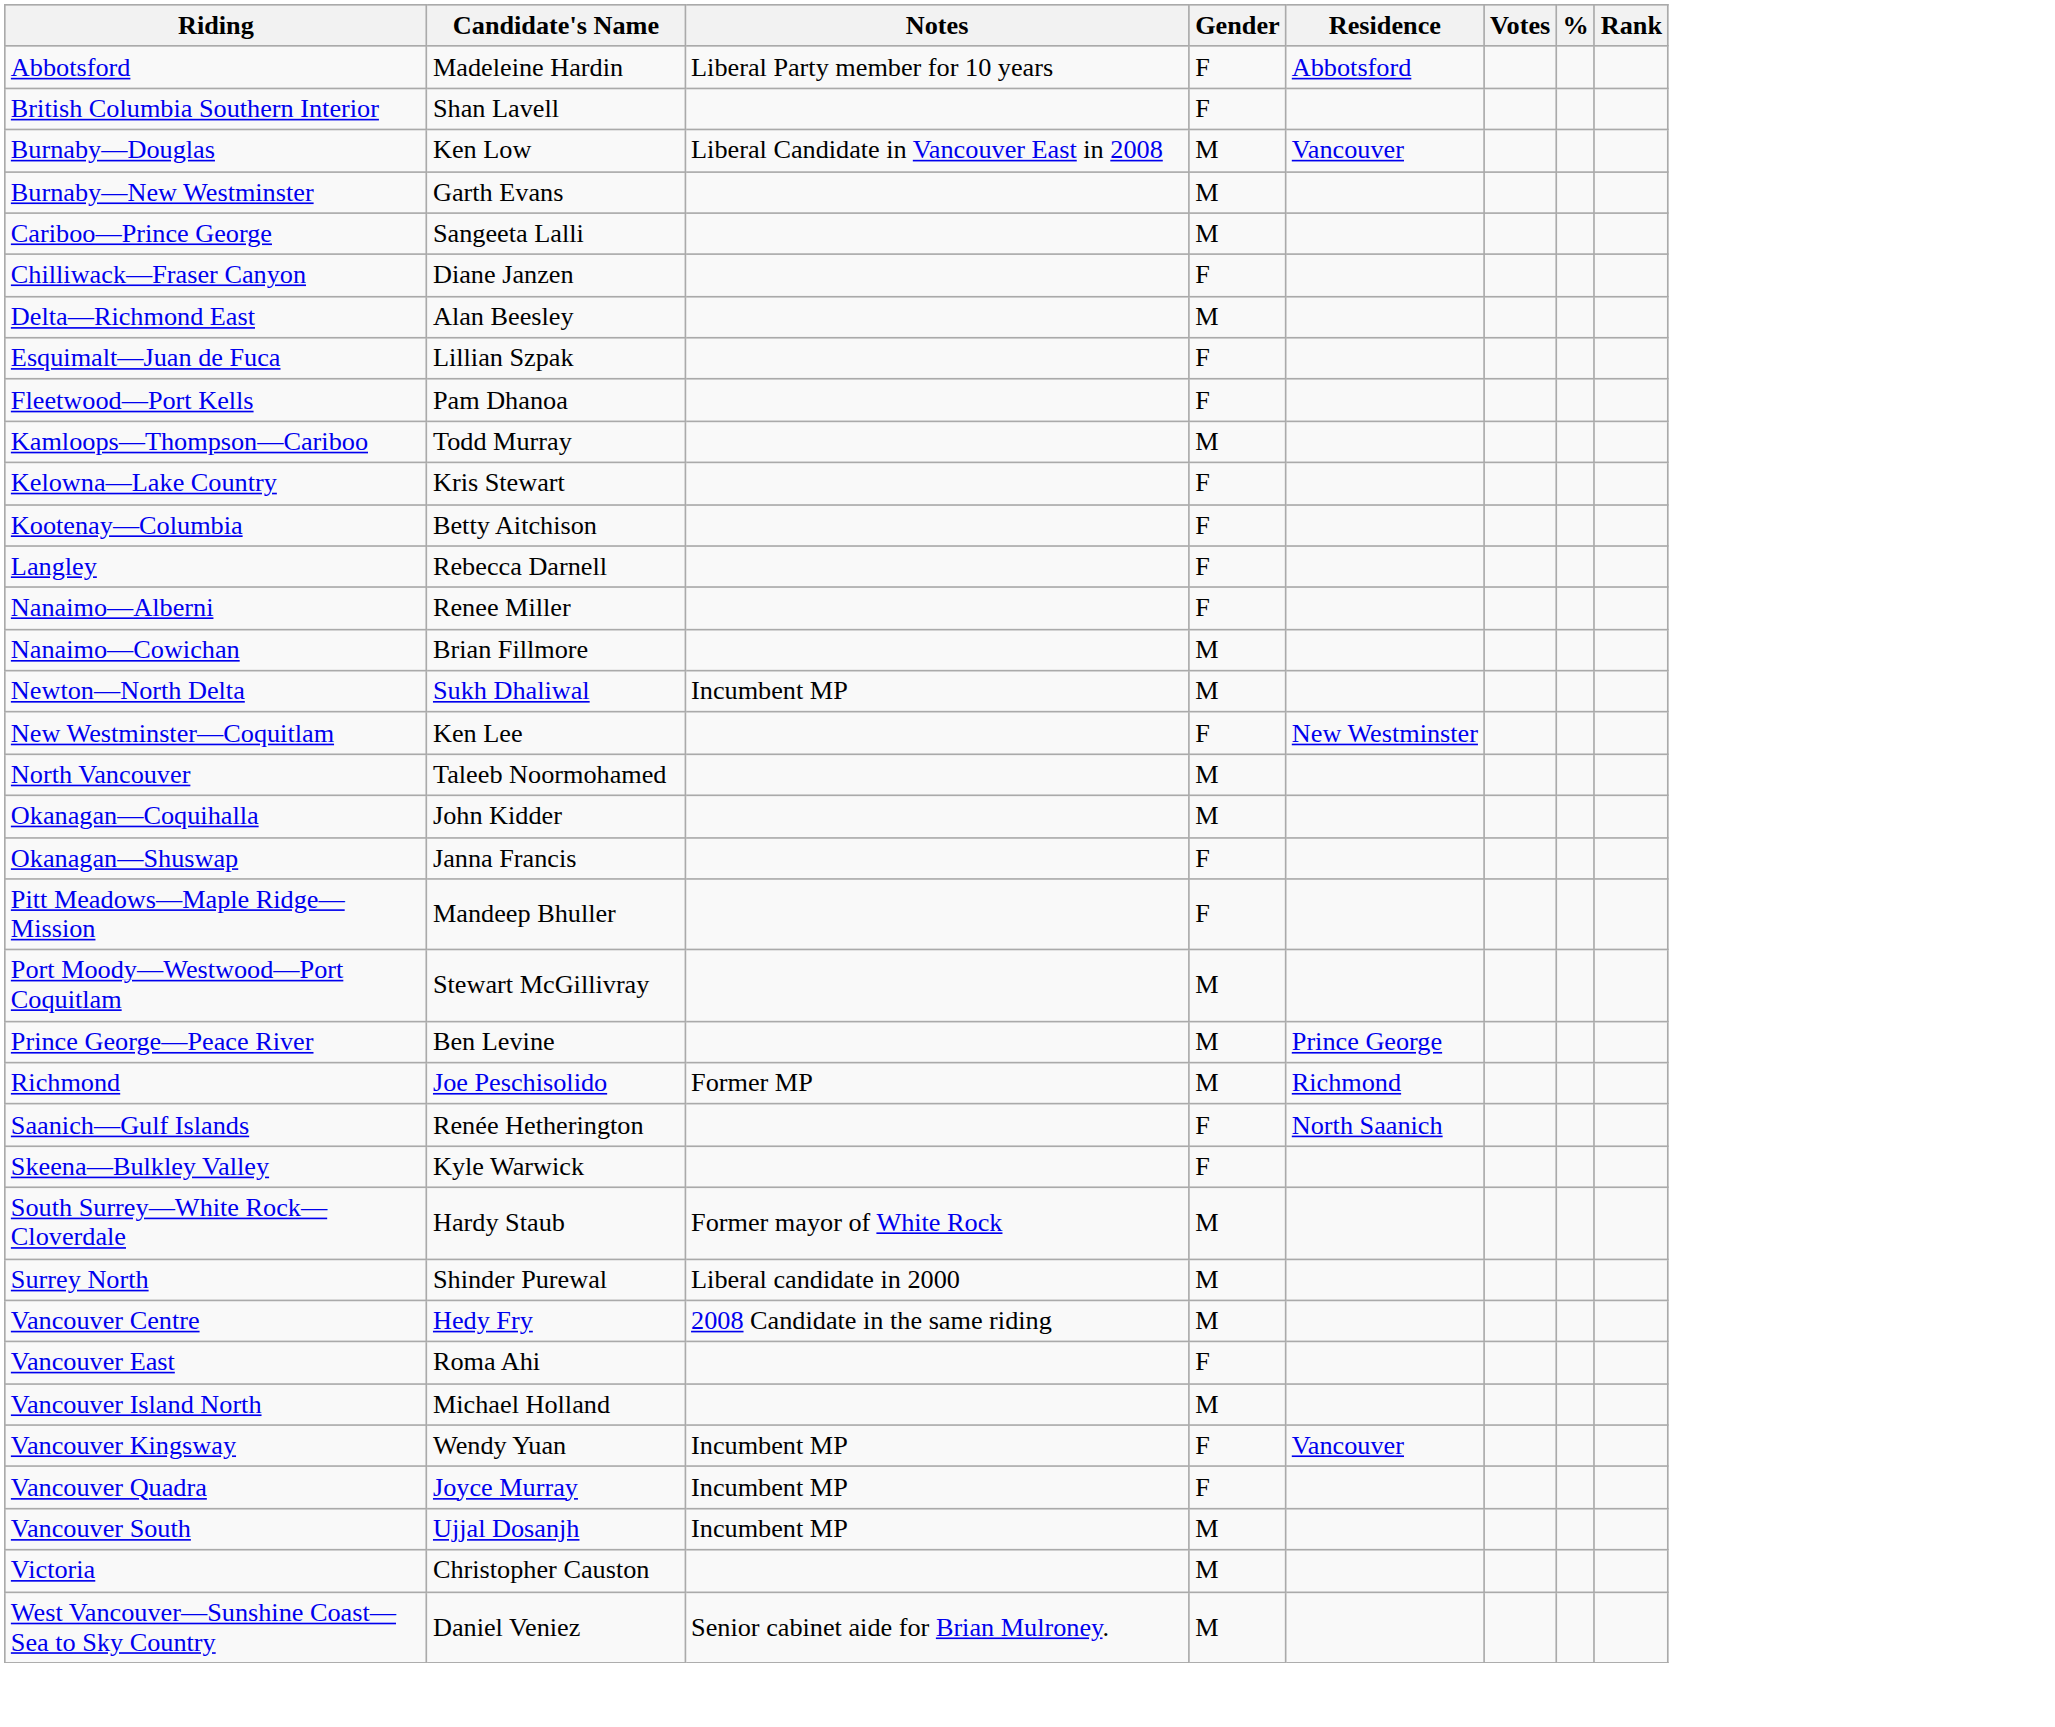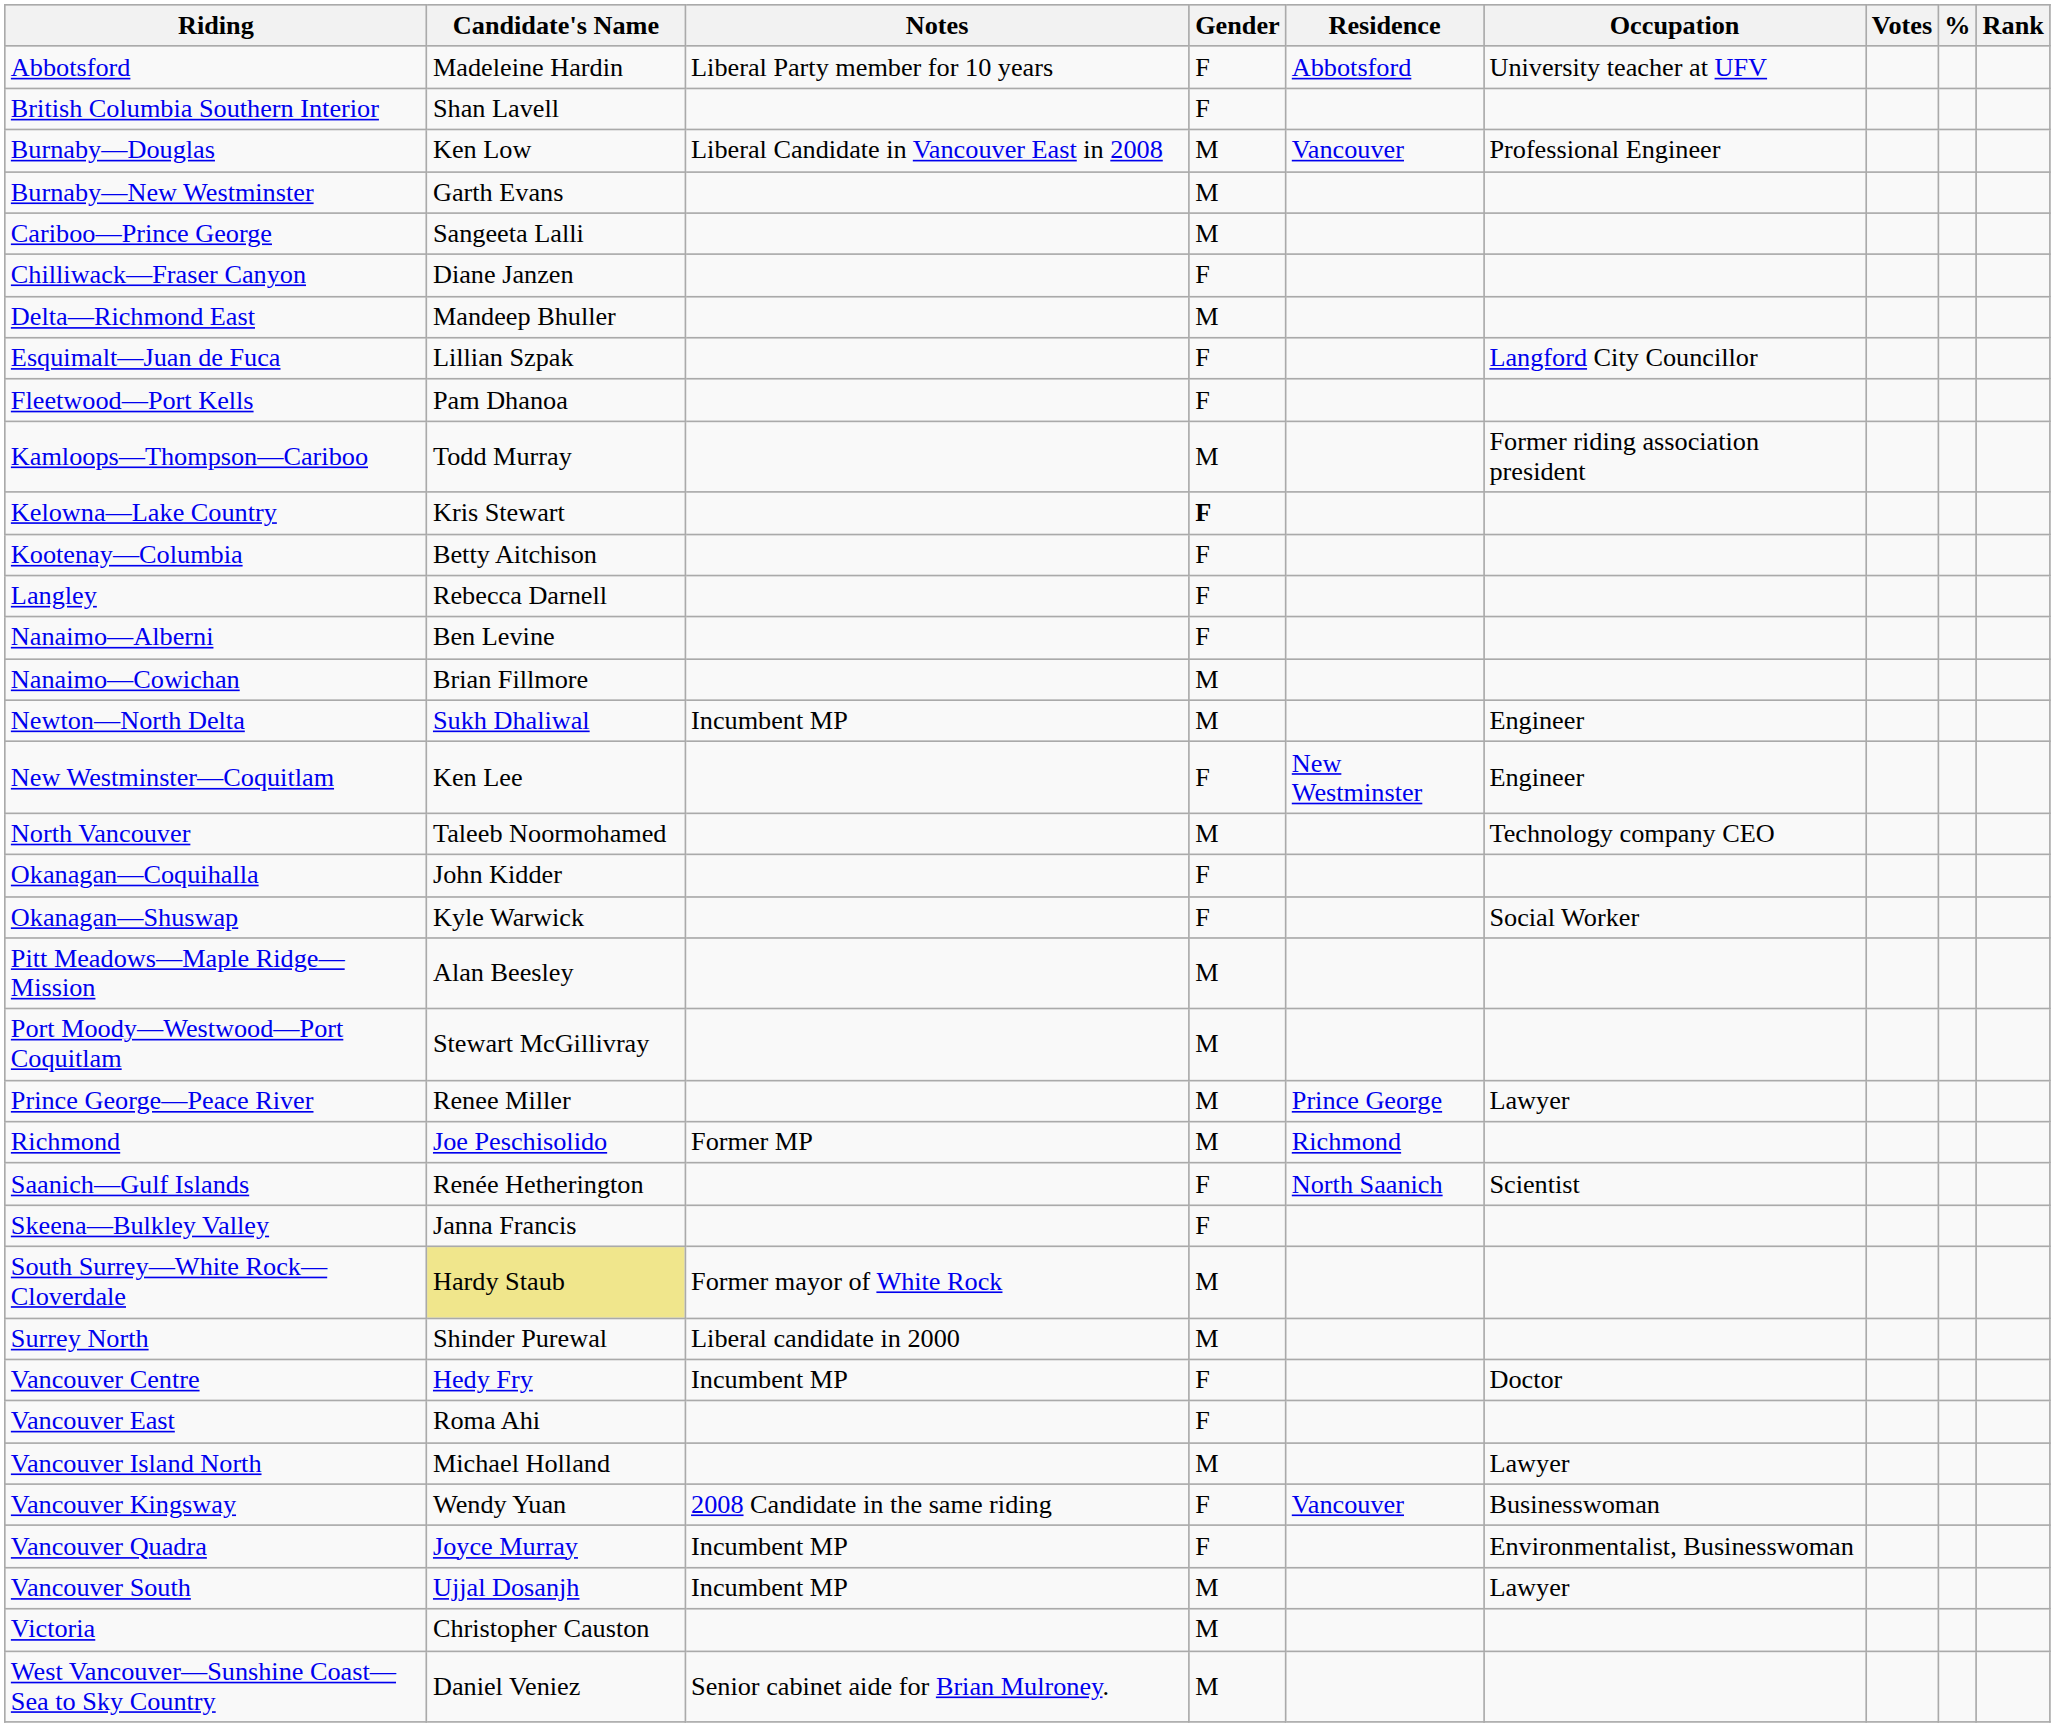+ column: (1675, 25)
(503, 316) Alan Beesley -> (524, 316) Mandeep Bhuller
(1202, 483) normal -> (1203, 512) bold
(502, 607) Renee Miller -> (494, 637) Ben Levine
(1207, 815) M -> (1202, 875) F
(505, 857) Janna Francis -> (509, 916) Kyle Warwick
(524, 913) Mandeep Bhuller -> (503, 973) Alan Beesley
(1202, 913) F -> (1207, 973) M
(494, 1041) Ben Levine -> (502, 1100) Renee Miller
(509, 1166) Kyle Warwick -> (505, 1225) Janna Francis
(499, 1222) no background -> (499, 1281) khaki background
(871, 1320) 2008 Candidate in the same riding -> (769, 1379) Incumbent MP
(1207, 1320) M -> (1202, 1379) F
(769, 1445) Incumbent MP -> (871, 1504) 2008 Candidate in the same riding
